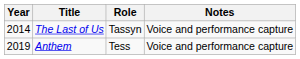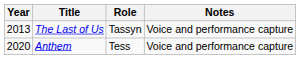(19, 29) 2014 -> (19, 29) 2013
(19, 46) 2019 -> (19, 46) 2020
